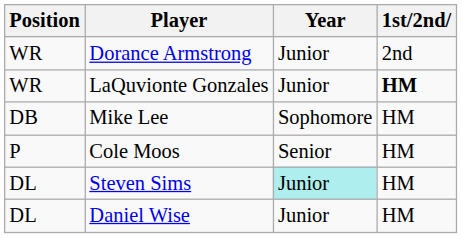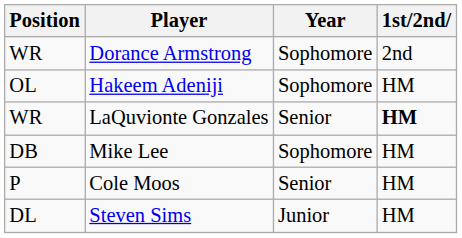(304, 53) Junior -> (325, 53) Sophomore
+ row: (156, 85)
(304, 85) Junior -> (305, 118) Senior
(304, 183) paleturquoise background -> (304, 215) no background
- row: (140, 215)
